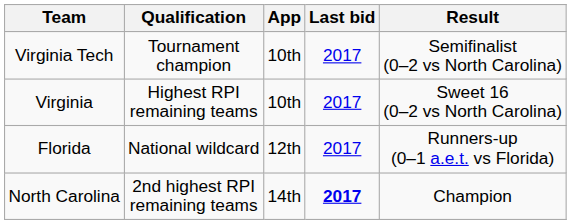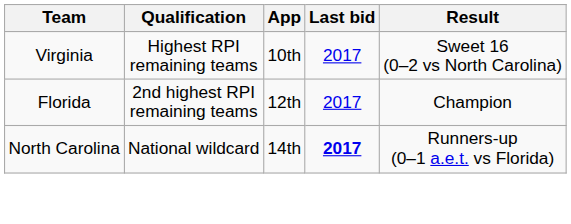- row: (64, 55)
(194, 149) National wildcard -> (194, 102) 2nd highest RPI remaining teams
(473, 149) Runners-up (0–1 a.e.t. vs Florida) -> (473, 102) Champion
(194, 195) 2nd highest RPI remaining teams -> (194, 149) National wildcard
(473, 195) Champion -> (473, 149) Runners-up (0–1 a.e.t. vs Florida)
